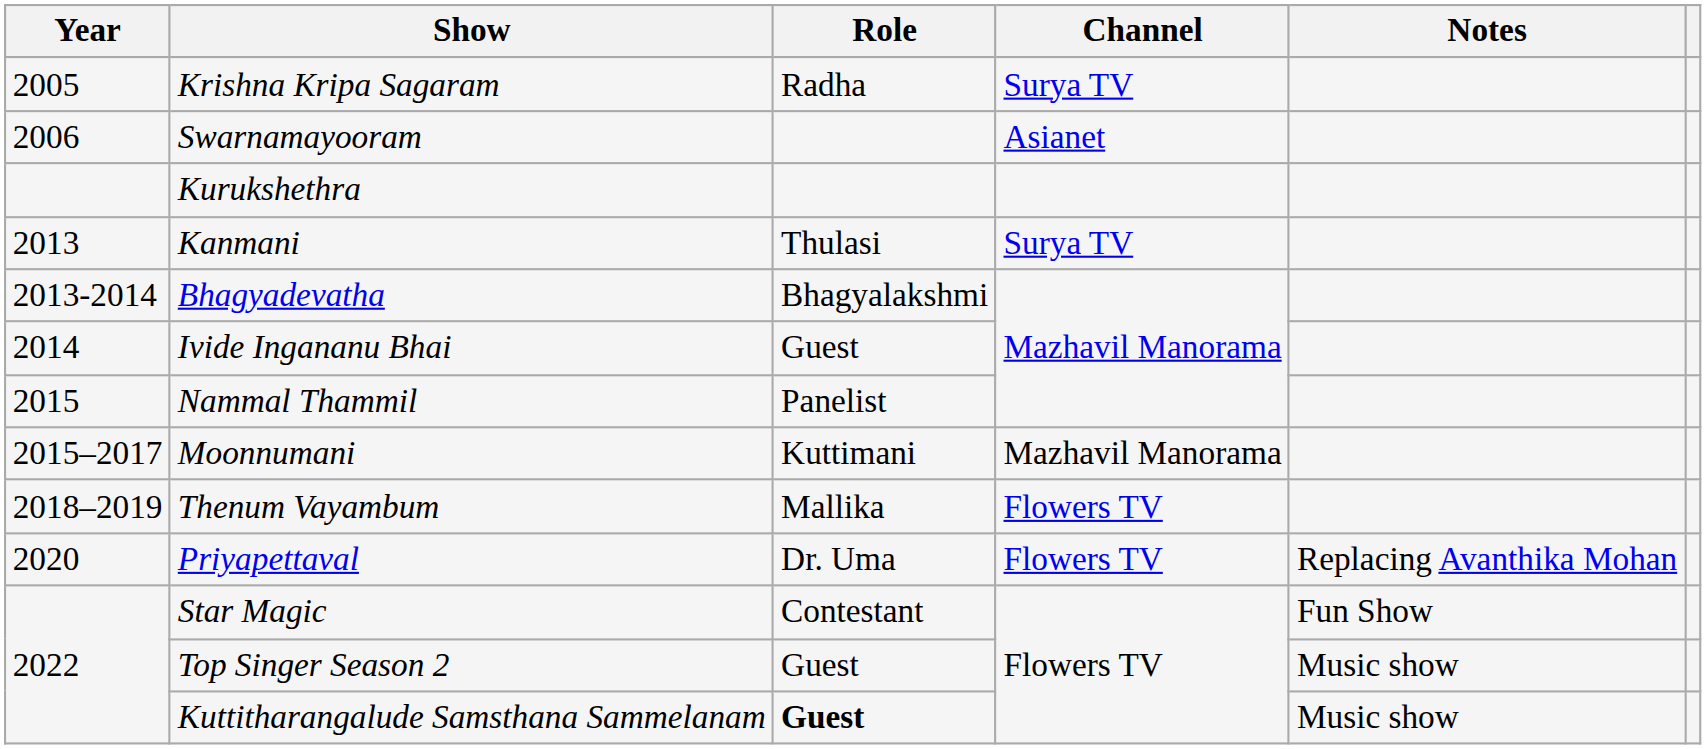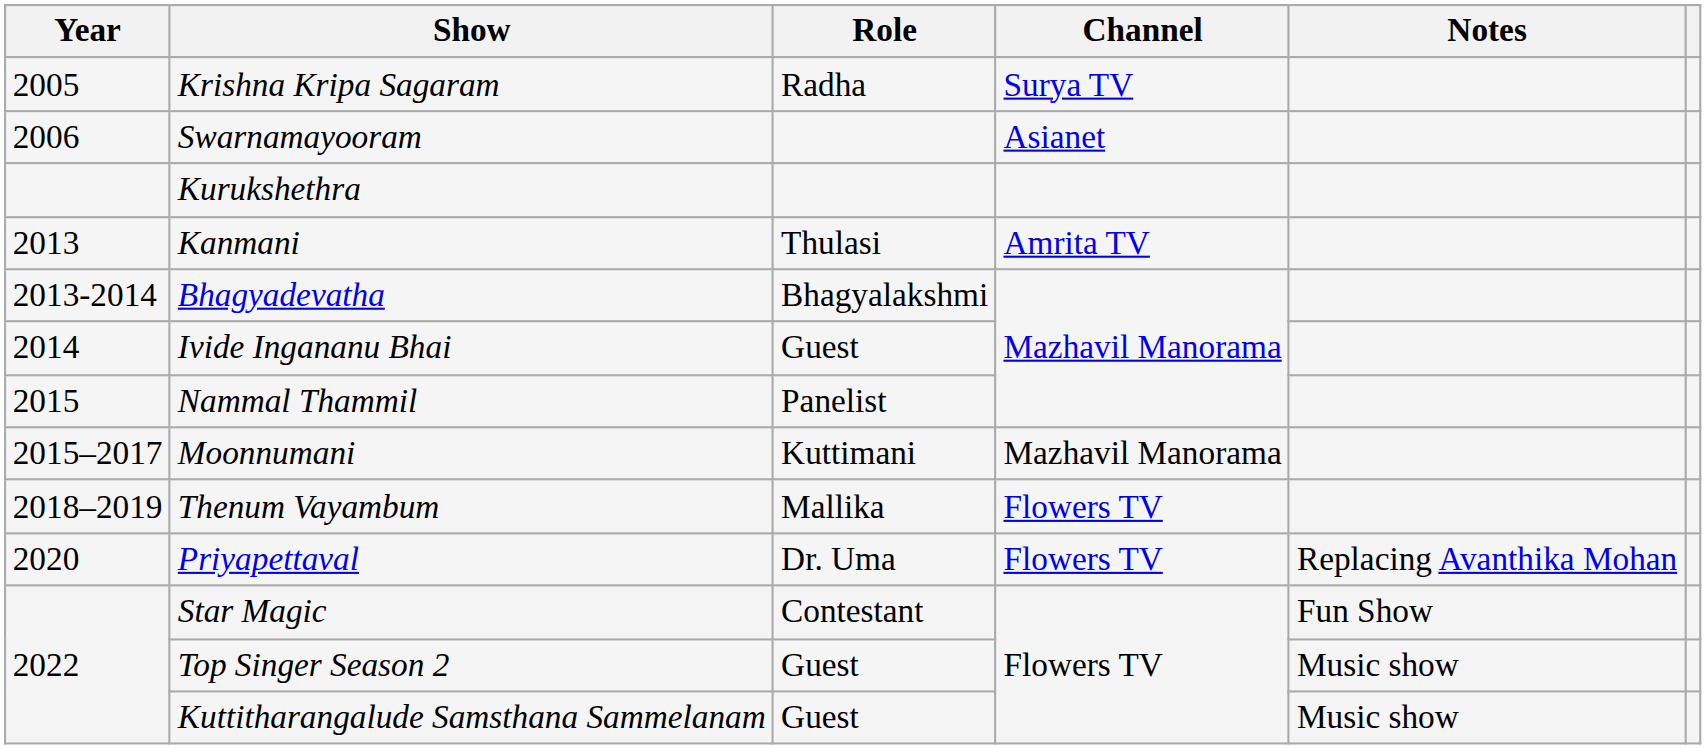(1068, 242) Surya TV -> (1077, 242) Amrita TV
(823, 717) bold -> (820, 717) normal
